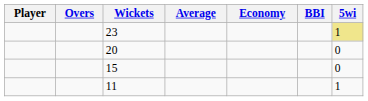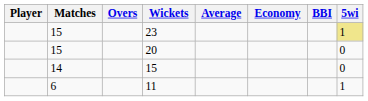+ column: (75, 13)
